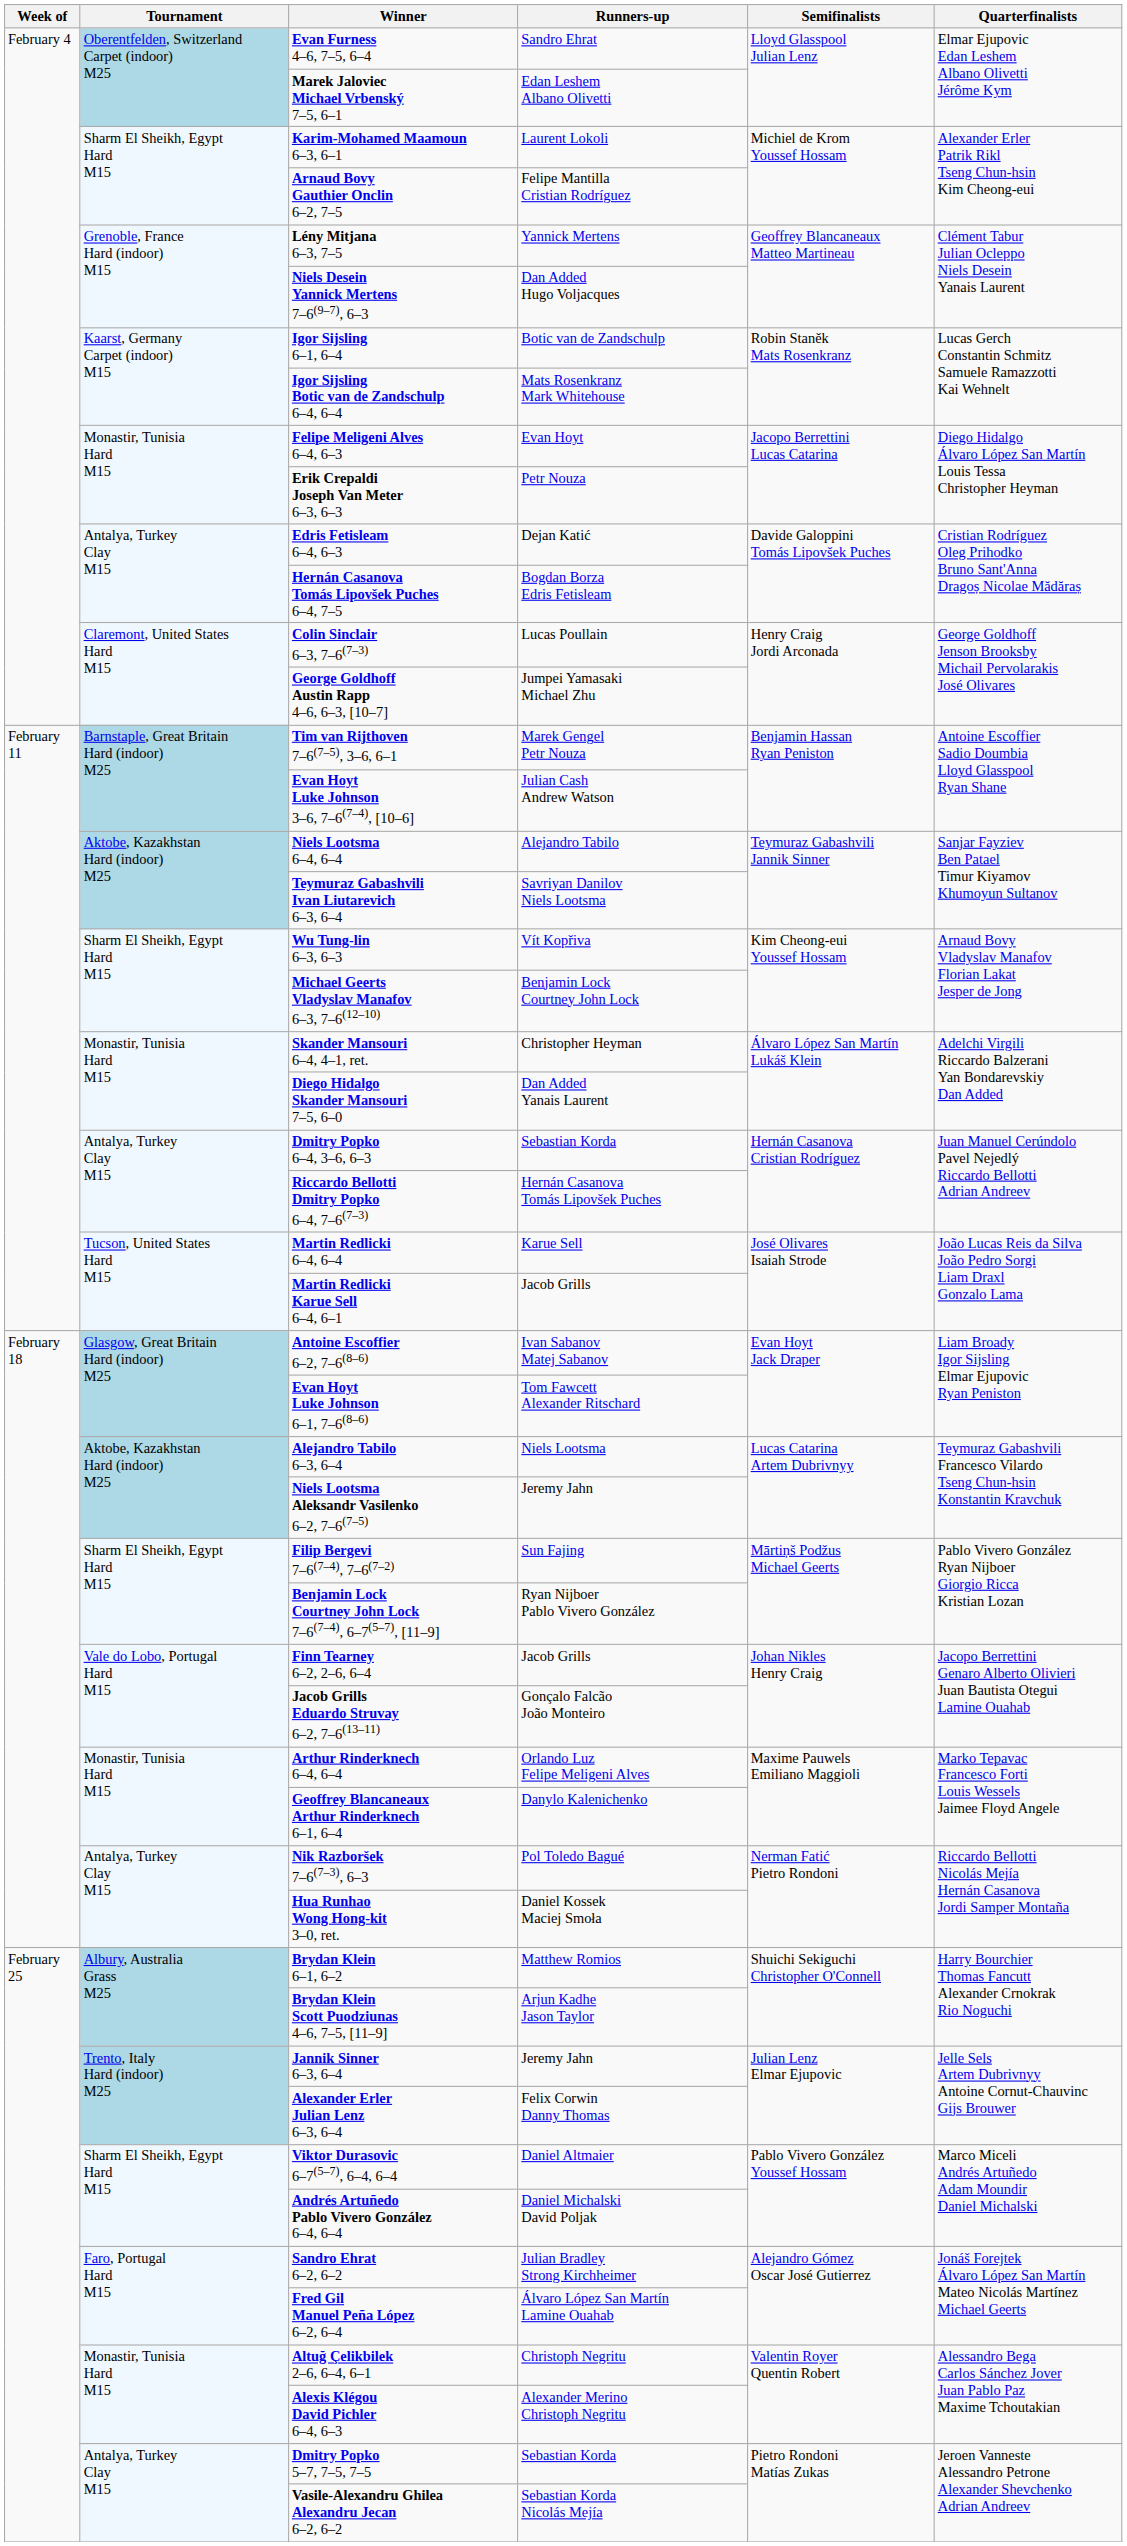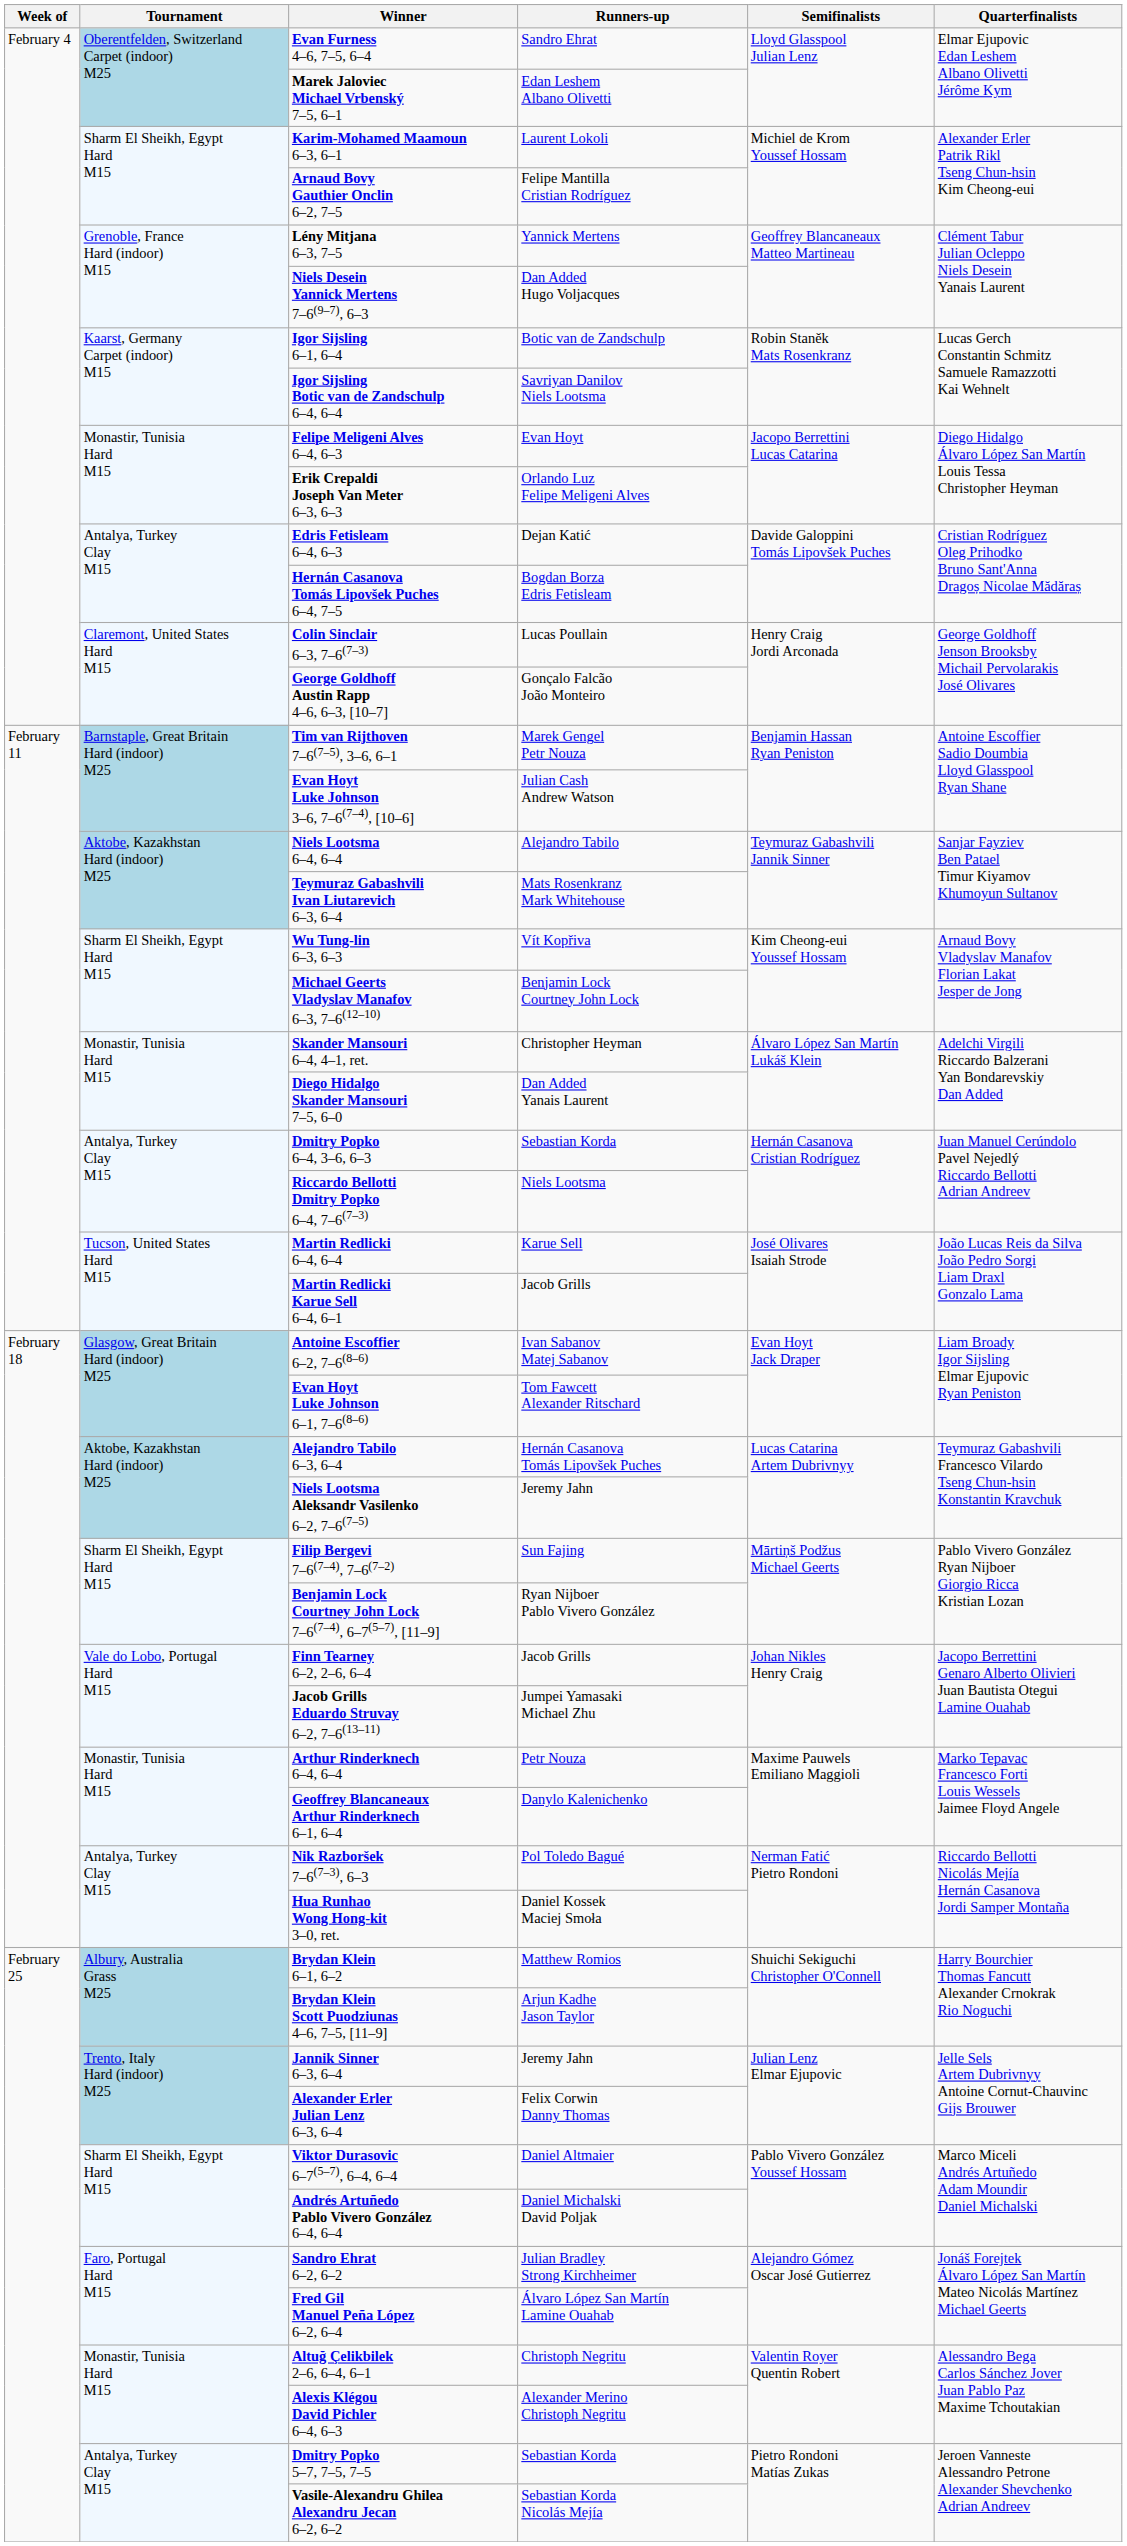(573, 388) Mats Rosenkranz Mark Whitehouse -> (572, 388) Savriyan Danilov Niels Lootsma
(554, 478) Petr Nouza -> (585, 486) Orlando Luz Felipe Meligeni Alves
(572, 687) Jumpei Yamasaki Michael Zhu -> (567, 687) Gonçalo Falcão João Monteiro
(572, 891) Savriyan Danilov Niels Lootsma -> (573, 891) Mats Rosenkranz Mark Whitehouse
(591, 1190) Hernán Casanova Tomás Lipovšek Puches -> (564, 1182) Niels Lootsma
(564, 1447) Niels Lootsma -> (591, 1456) Hernán Casanova Tomás Lipovšek Puches
(567, 1705) Gonçalo Falcão João Monteiro -> (572, 1705) Jumpei Yamasaki Michael Zhu
(585, 1766) Orlando Luz Felipe Meligeni Alves -> (554, 1758) Petr Nouza
